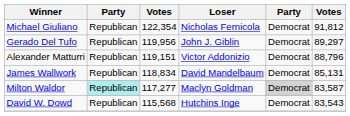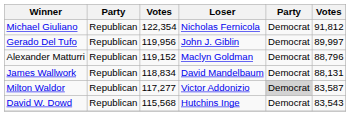(329, 42) 89,297 -> (329, 42) 89,997
(159, 57) 119,151 -> (159, 57) 119,152
(215, 57) Victor Addonizio -> (217, 57) Maclyn Goldman
(329, 73) 85,131 -> (329, 73) 88,131
(113, 88) paleturquoise background -> (113, 88) no background
(217, 88) Maclyn Goldman -> (215, 88) Victor Addonizio
